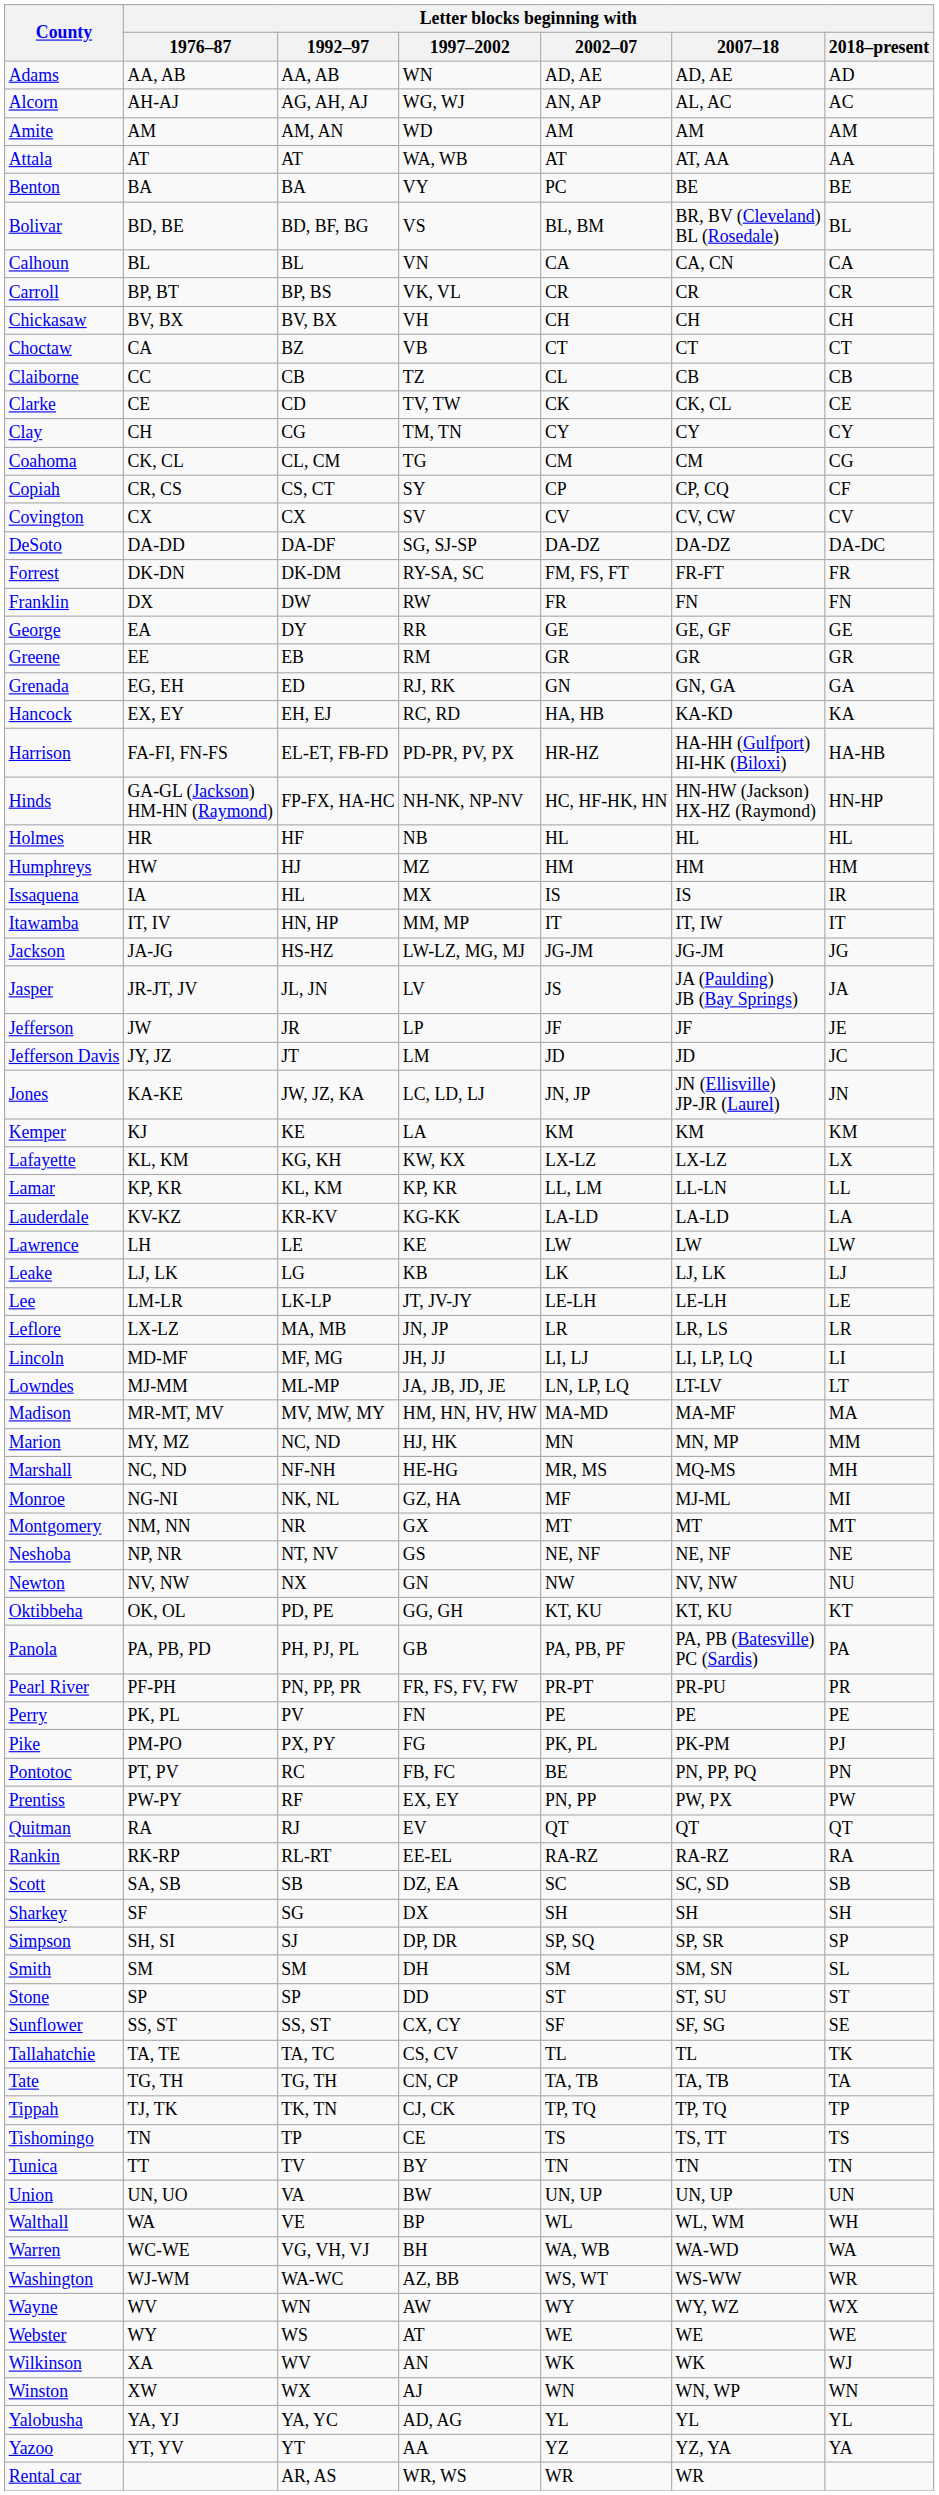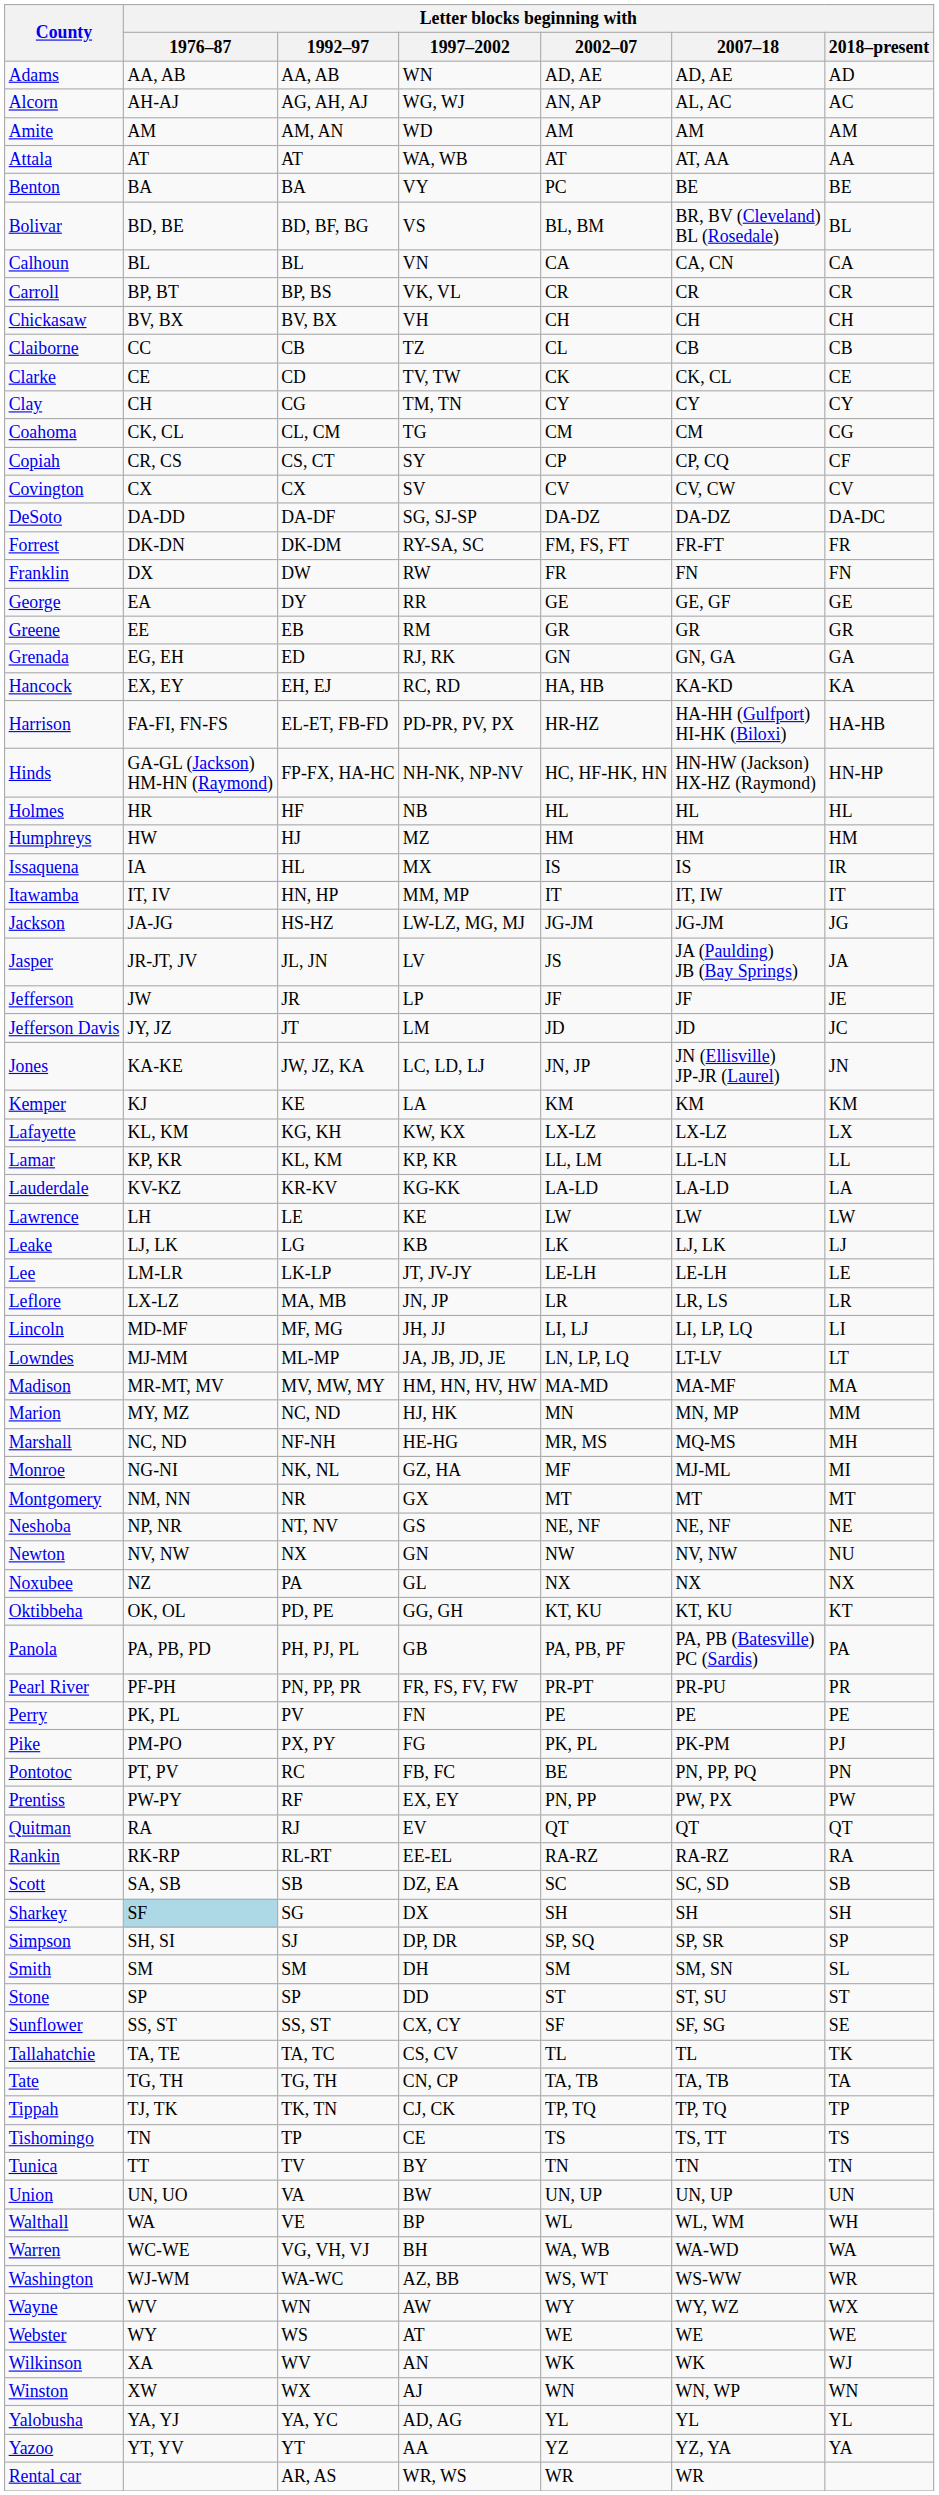- row: (40, 348)
+ row: (41, 1583)
(137, 1912) no background -> (137, 1912) lightblue background
